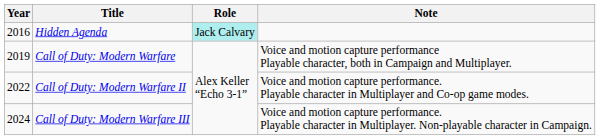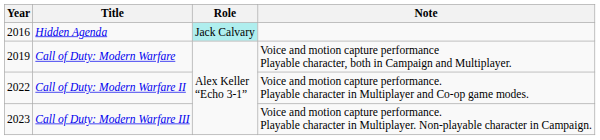(19, 119) 2024 -> (19, 119) 2023
